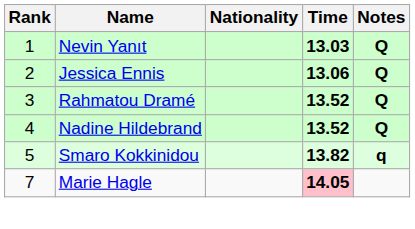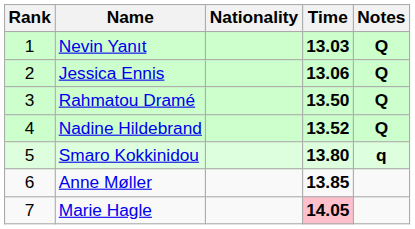(328, 100) 13.52 -> (328, 100) 13.50
(328, 155) 13.82 -> (328, 155) 13.80
+ row: (105, 182)
